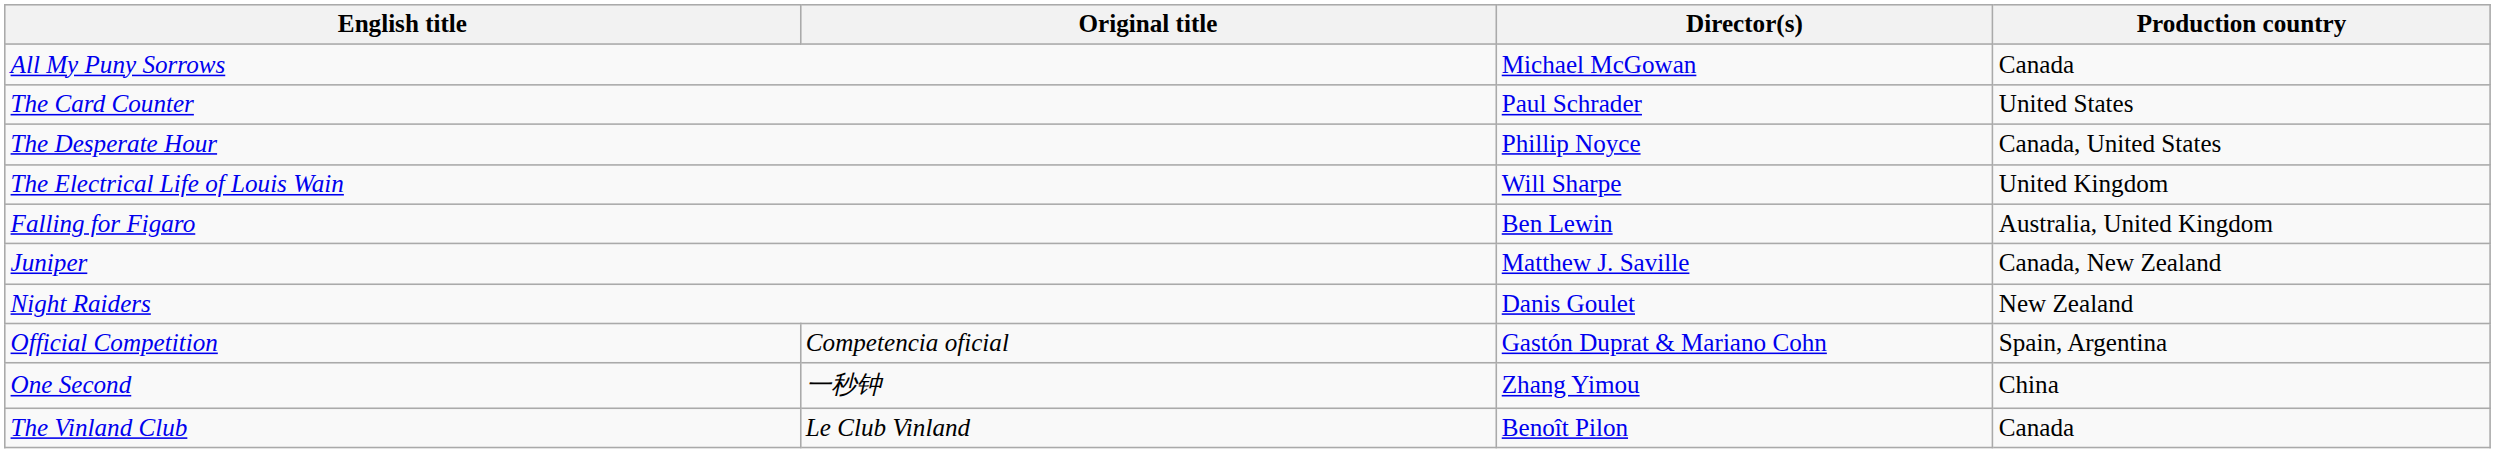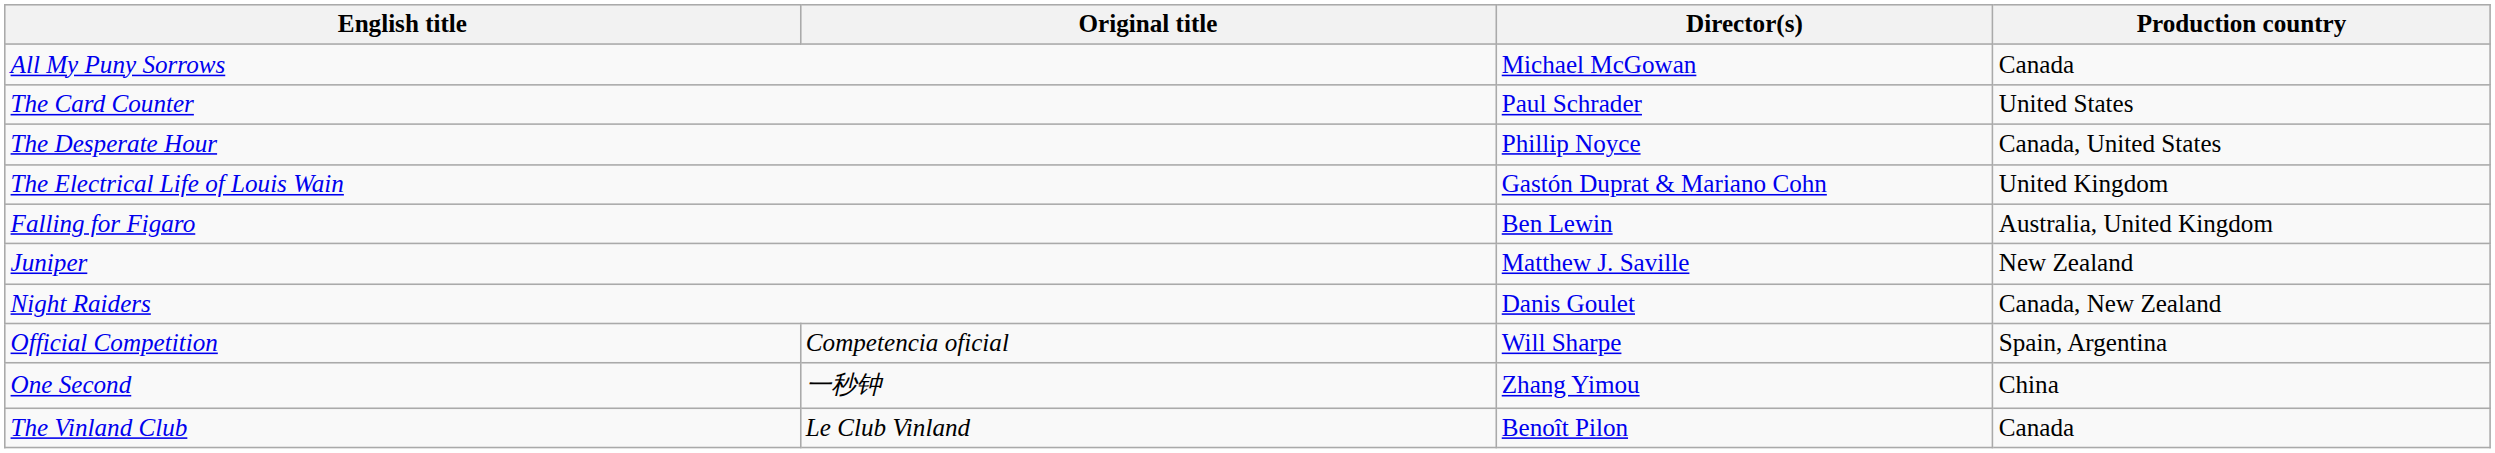(1562, 183) Will Sharpe -> (1664, 183) Gastón Duprat & Mariano Cohn
(2110, 263) Canada, New Zealand -> (2066, 263) New Zealand
(2066, 303) New Zealand -> (2110, 303) Canada, New Zealand
(1664, 343) Gastón Duprat & Mariano Cohn -> (1562, 343) Will Sharpe
